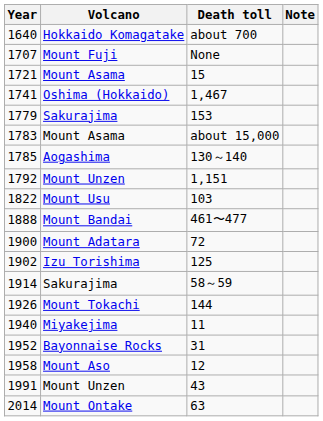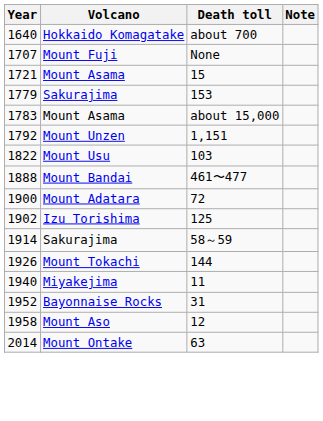- row: (22, 95)
- row: (22, 157)
- row: (22, 385)
